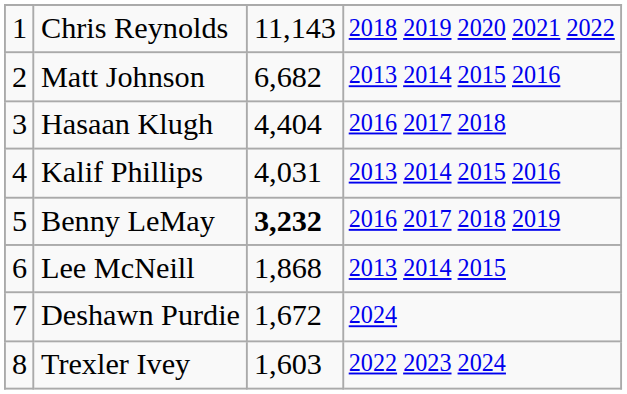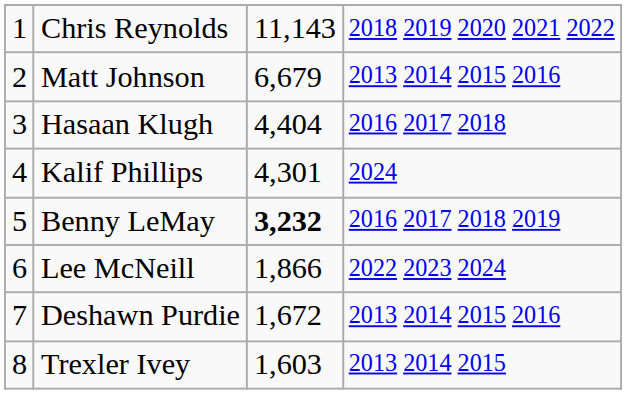(288, 76) 6,682 -> (288, 76) 6,679
(288, 172) 4,031 -> (288, 172) 4,301
(455, 172) 2013 2014 2015 2016 -> (373, 172) 2024
(288, 268) 1,868 -> (288, 268) 1,866
(427, 268) 2013 2014 2015 -> (427, 268) 2022 2023 2024
(373, 316) 2024 -> (455, 316) 2013 2014 2015 2016
(427, 364) 2022 2023 2024 -> (427, 364) 2013 2014 2015
